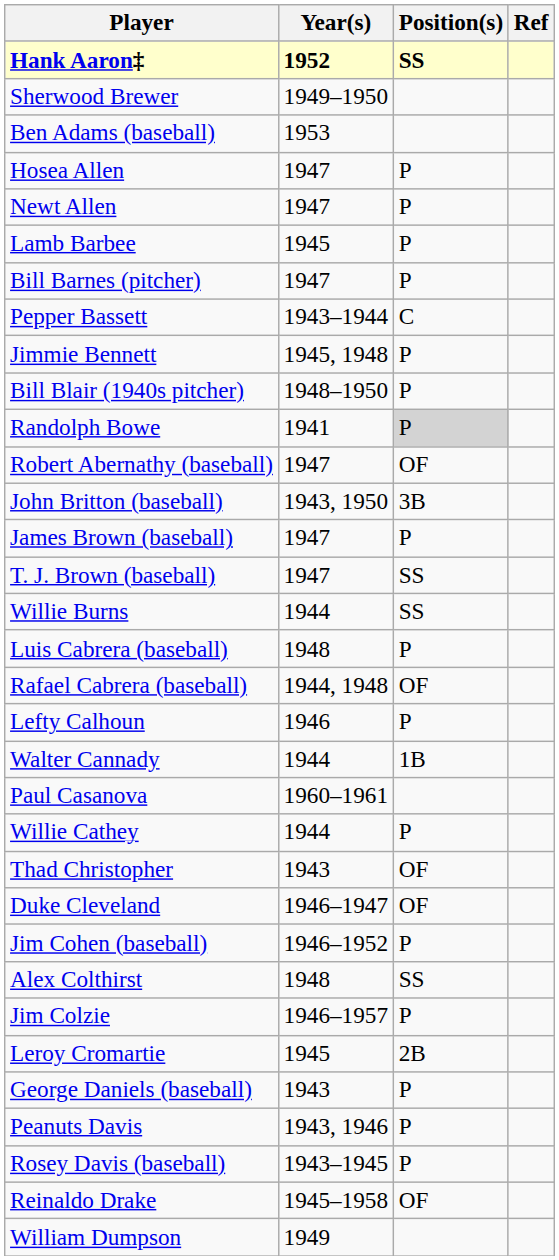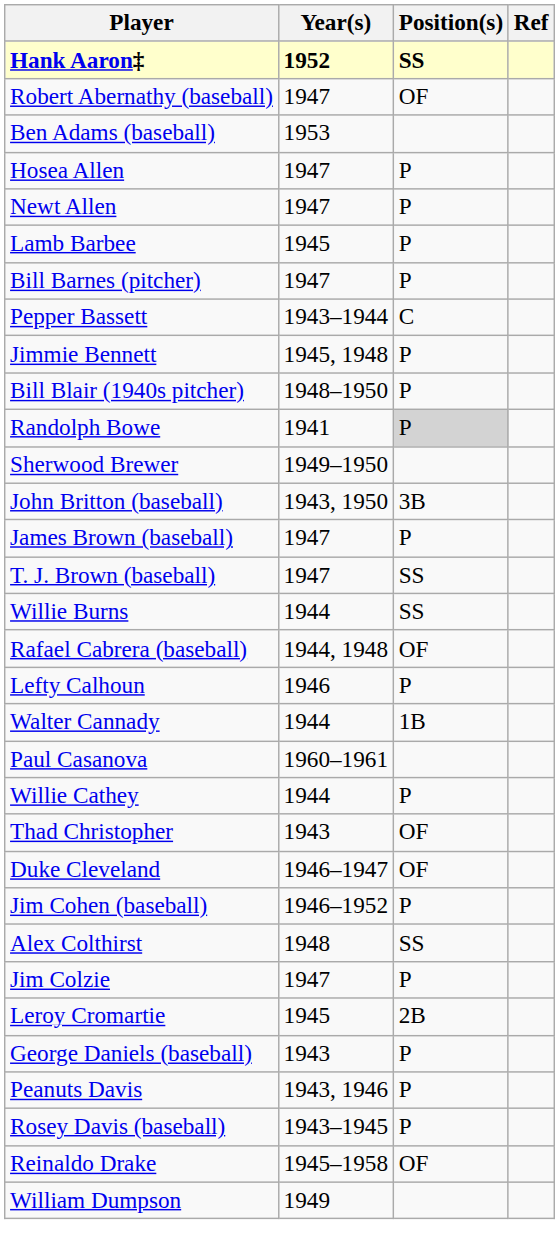rows swapped: (142, 464) <-> (94, 96)
- row: (119, 648)
(336, 1016) 1946–1957 -> (307, 979) 1947
